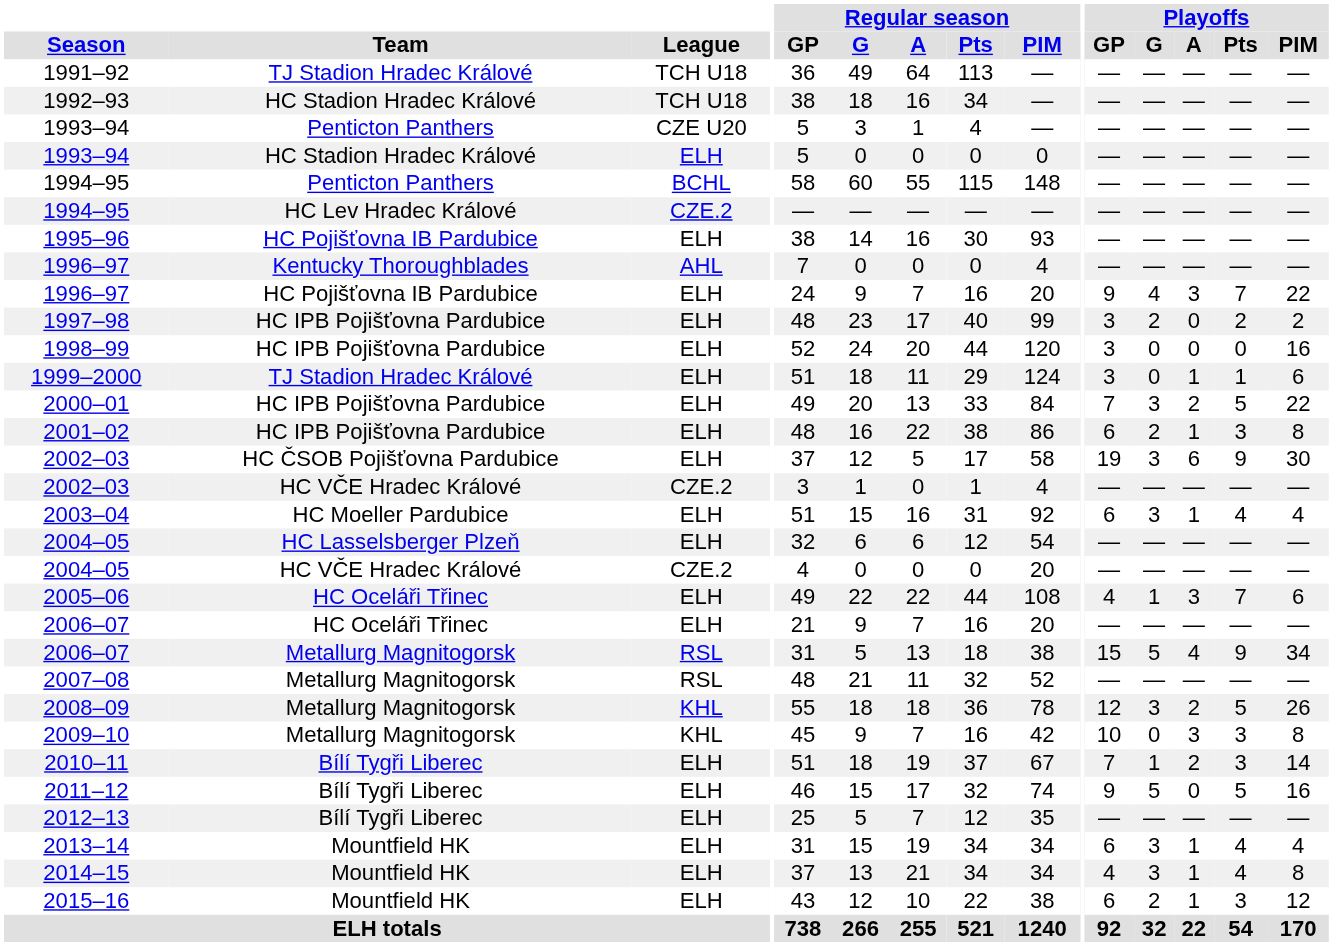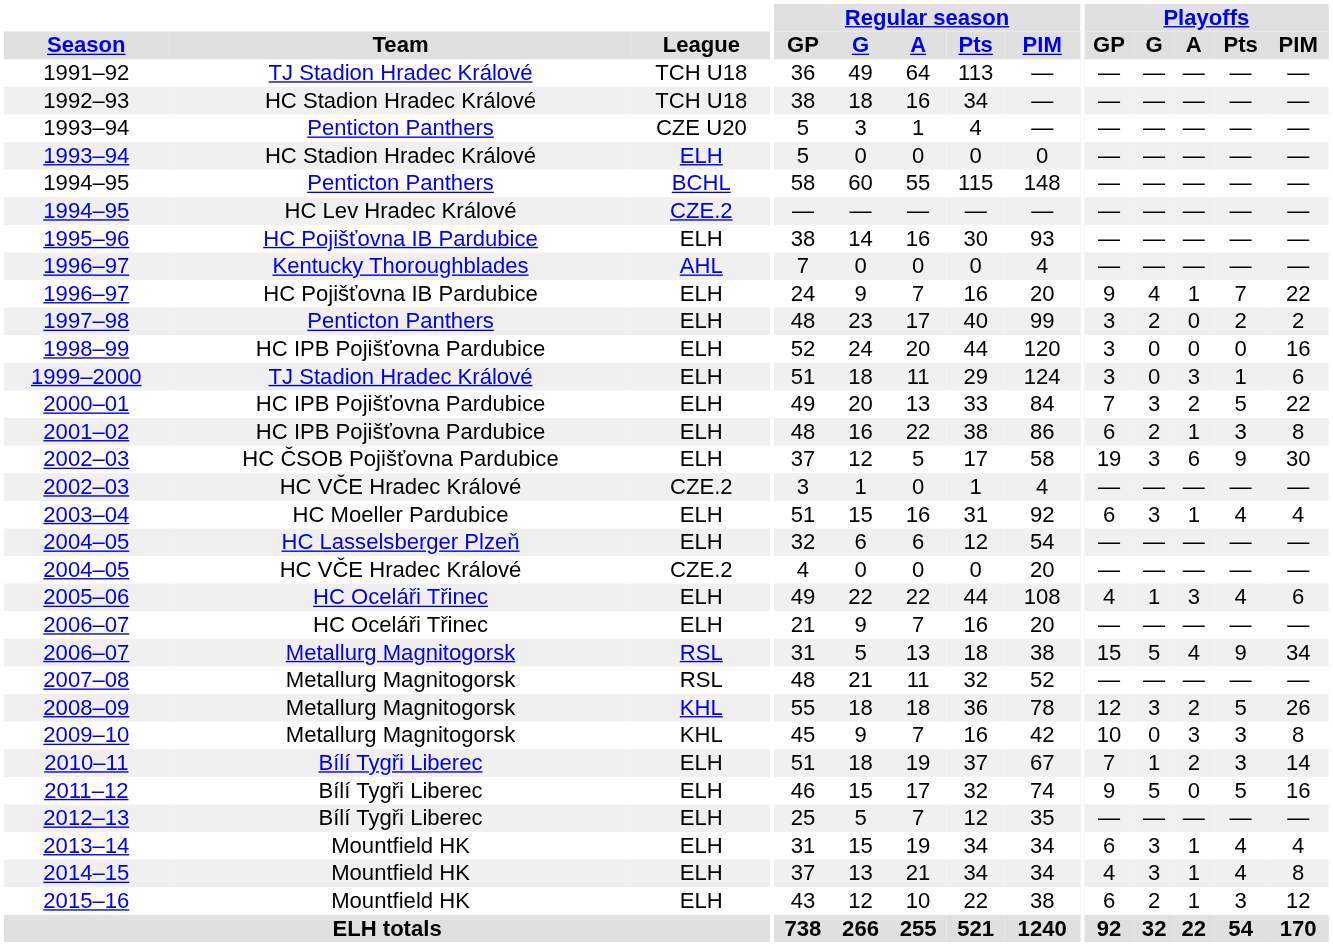(1194, 293) 3 -> (1194, 293) 1
(401, 321) HC IPB Pojišťovna Pardubice -> (401, 321) Penticton Panthers
(1194, 376) 1 -> (1194, 376) 3
(1241, 597) 7 -> (1241, 597) 4
